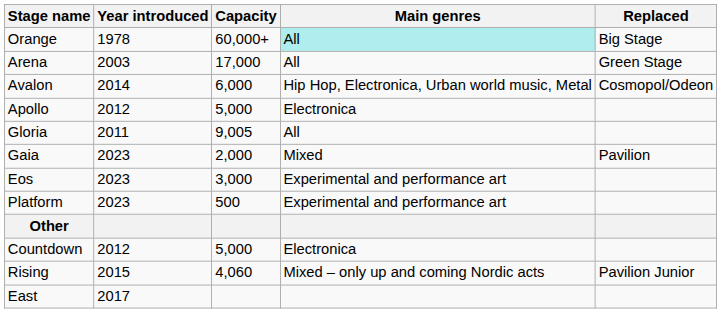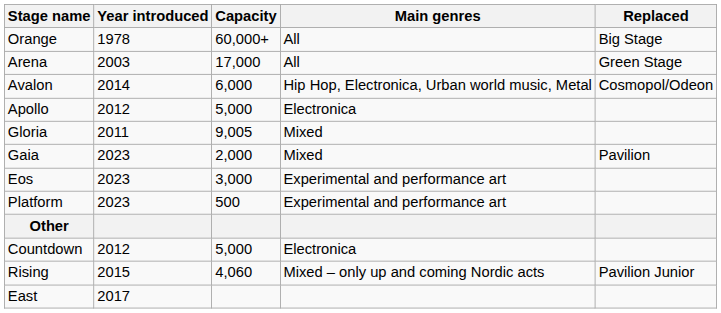(292, 39) paleturquoise background -> (292, 39) no background
(292, 132) All -> (303, 132) Mixed
